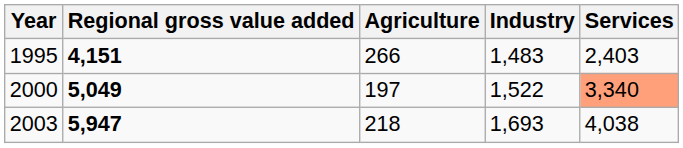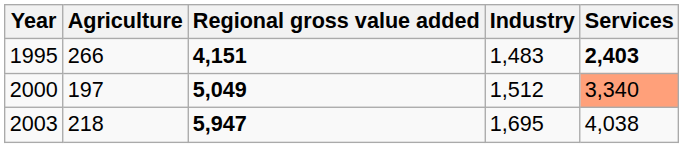columns swapped: (211, 21) <-> (422, 21)
(612, 55) normal -> (612, 55) bold
(517, 90) 1,522 -> (517, 90) 1,512
(517, 124) 1,693 -> (517, 124) 1,695
